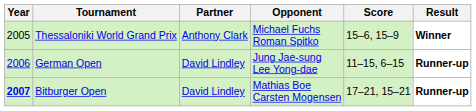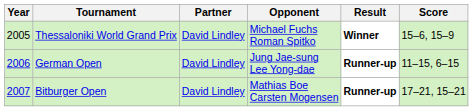columns swapped: (378, 13) <-> (442, 13)
(215, 36) Anthony Clark -> (213, 36) David Lindley
(19, 92) bold -> (19, 92) normal
